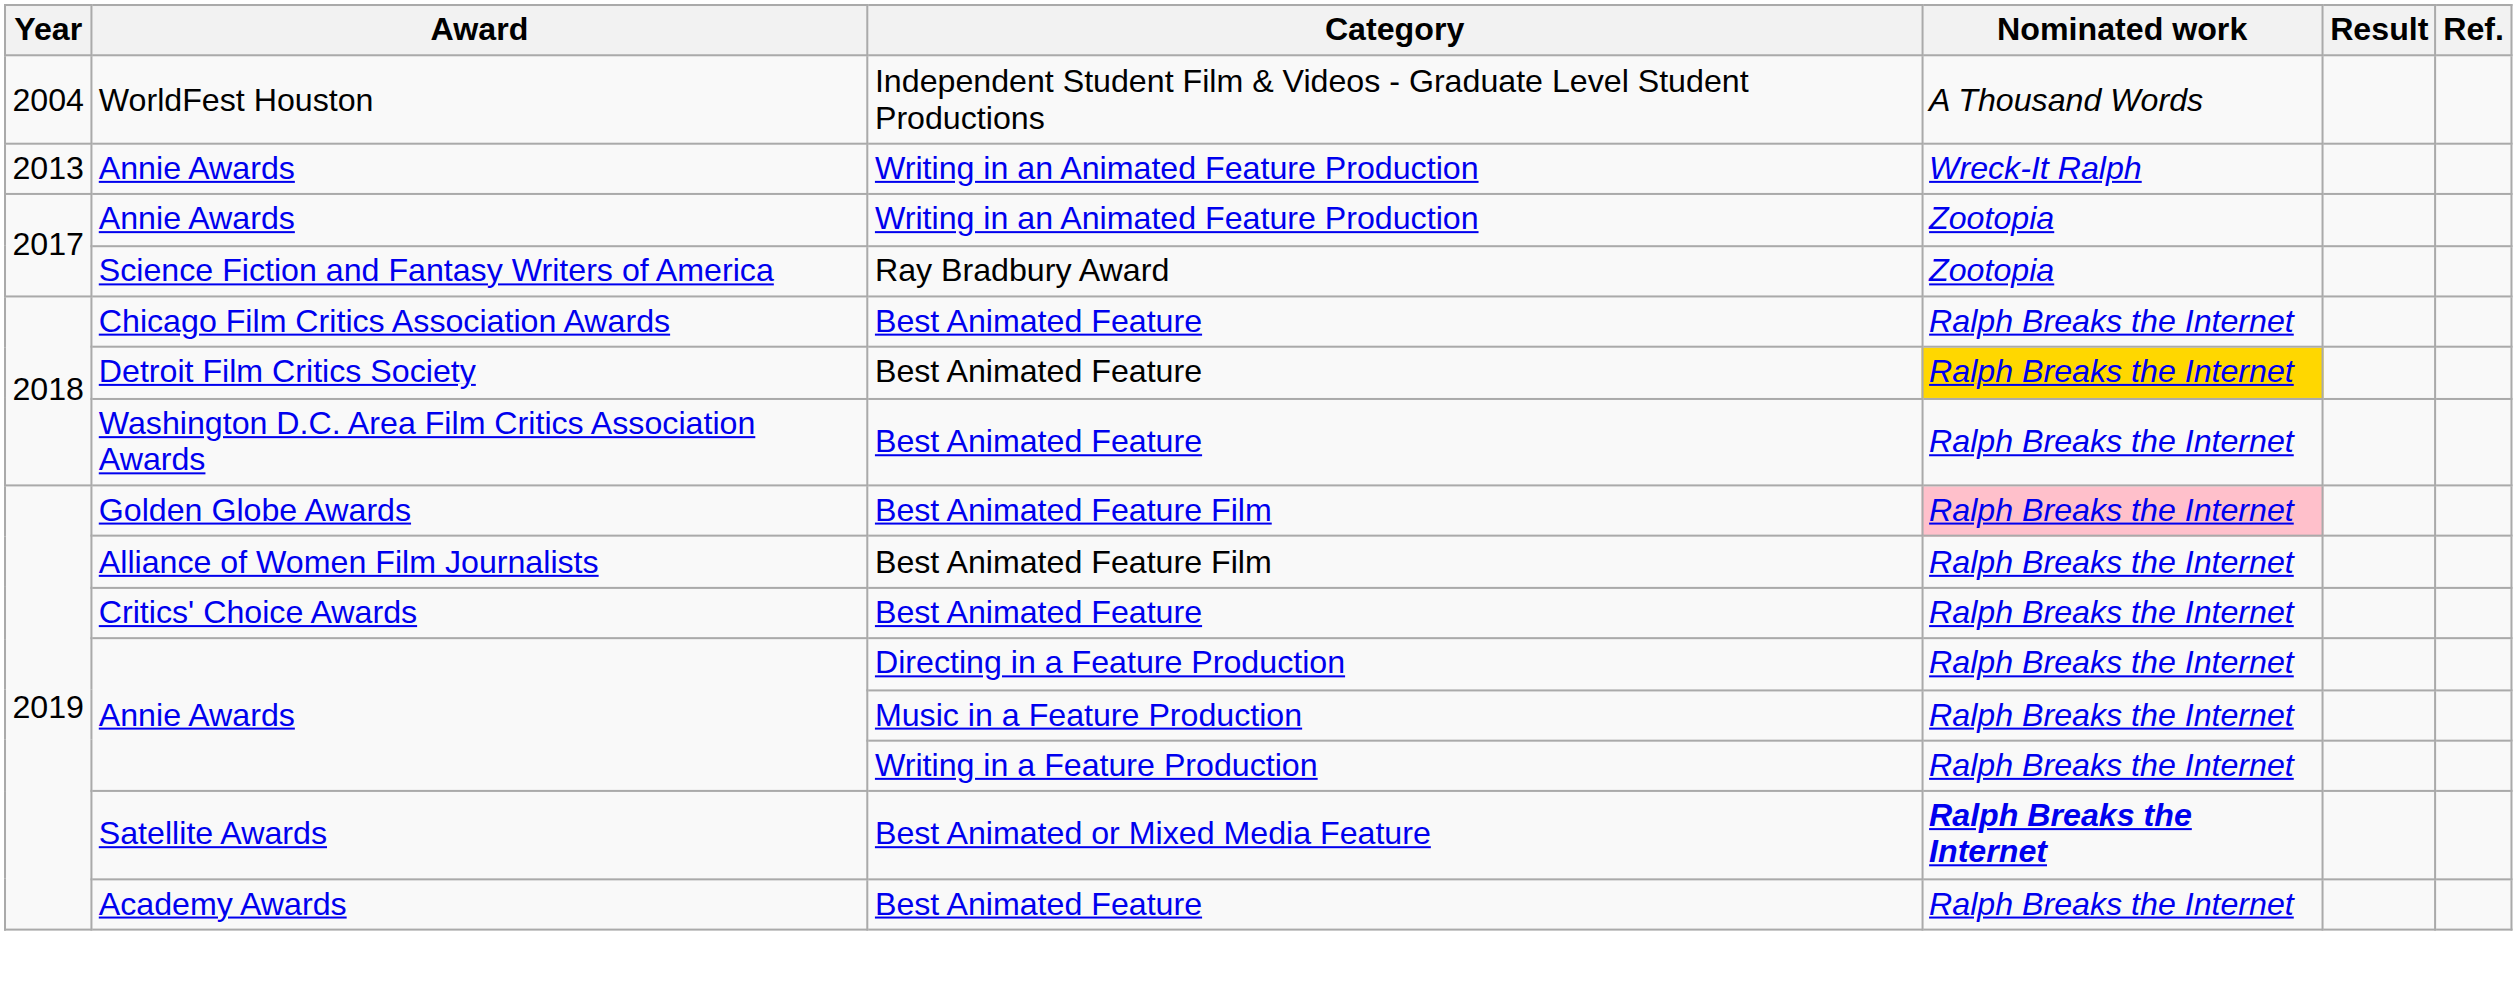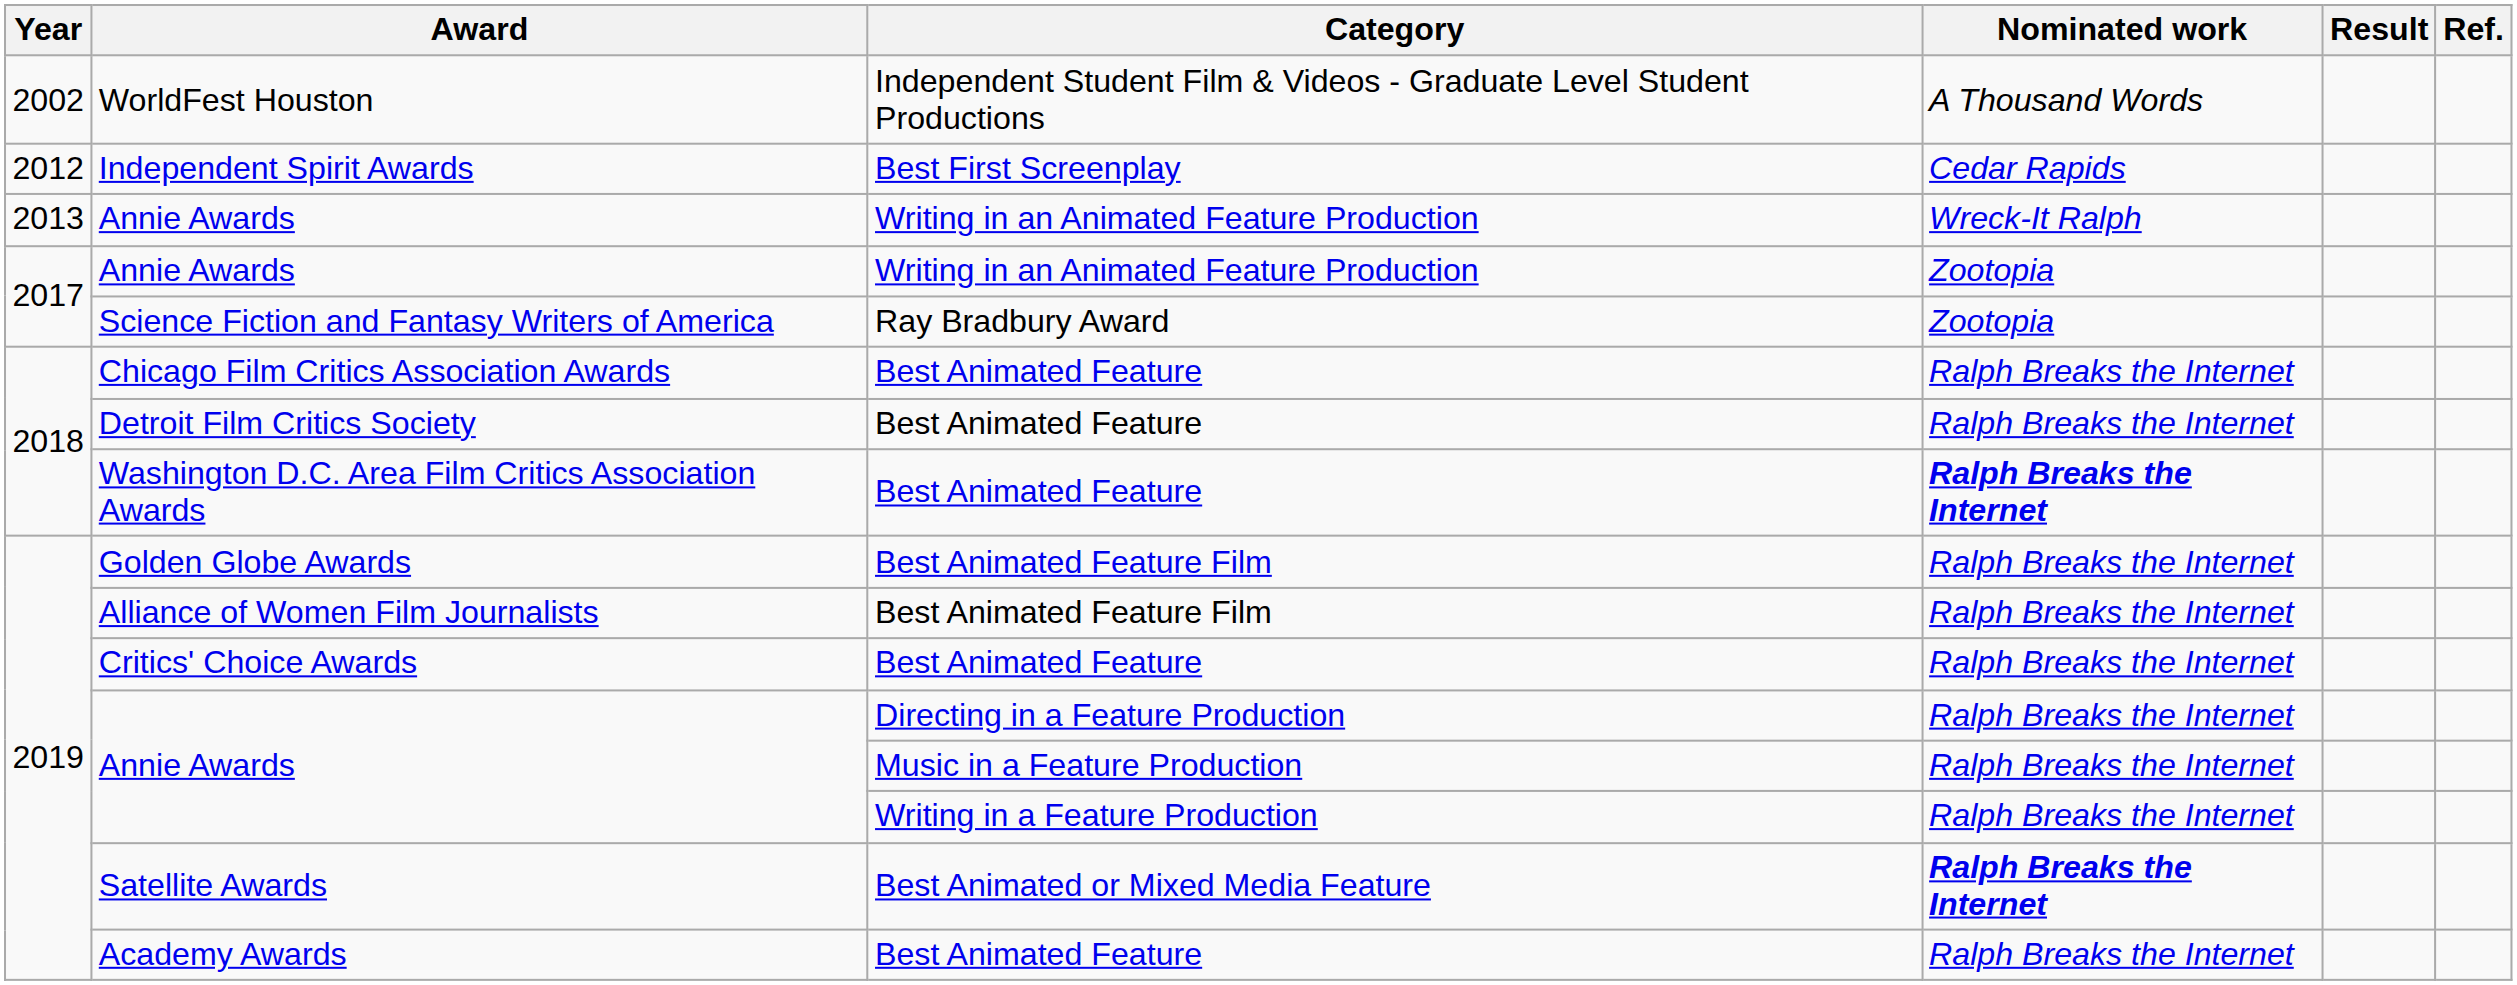(48, 99) 2004 -> (48, 99) 2002
+ row: (286, 168)
(2111, 372) gold background -> (2111, 423) no background
(2111, 441) normal -> (2060, 492) bold
(2111, 510) pink background -> (2111, 561) no background
